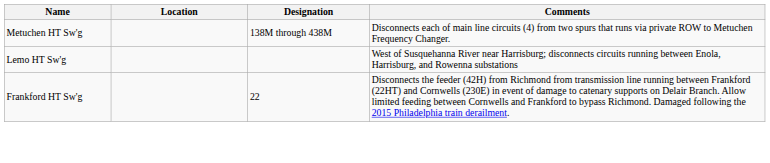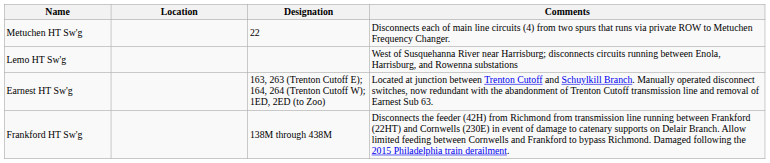(291, 33) 138M through 438M -> (255, 33) 22
+ row: (40, 91)
(255, 97) 22 -> (291, 134) 138M through 438M
